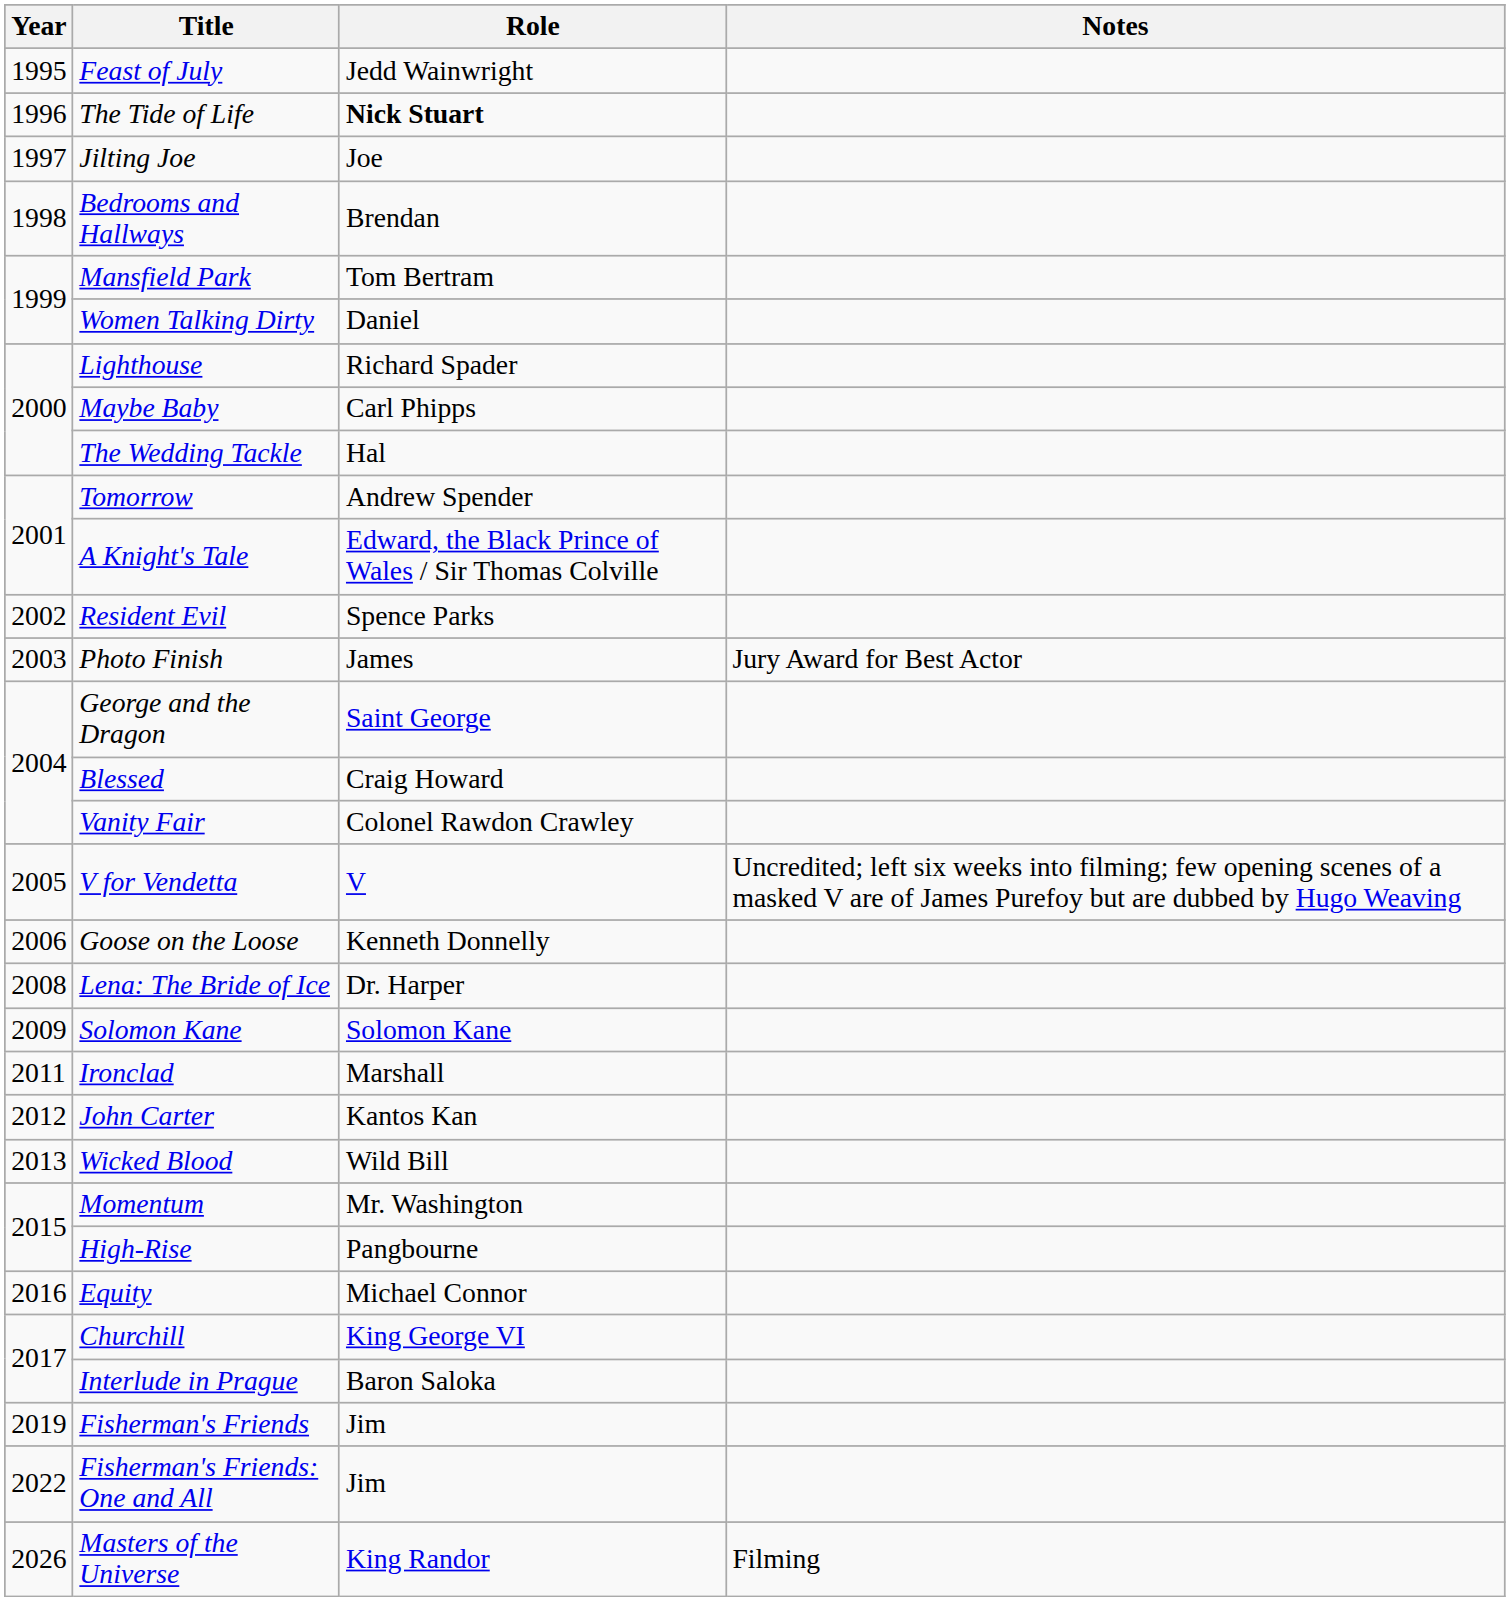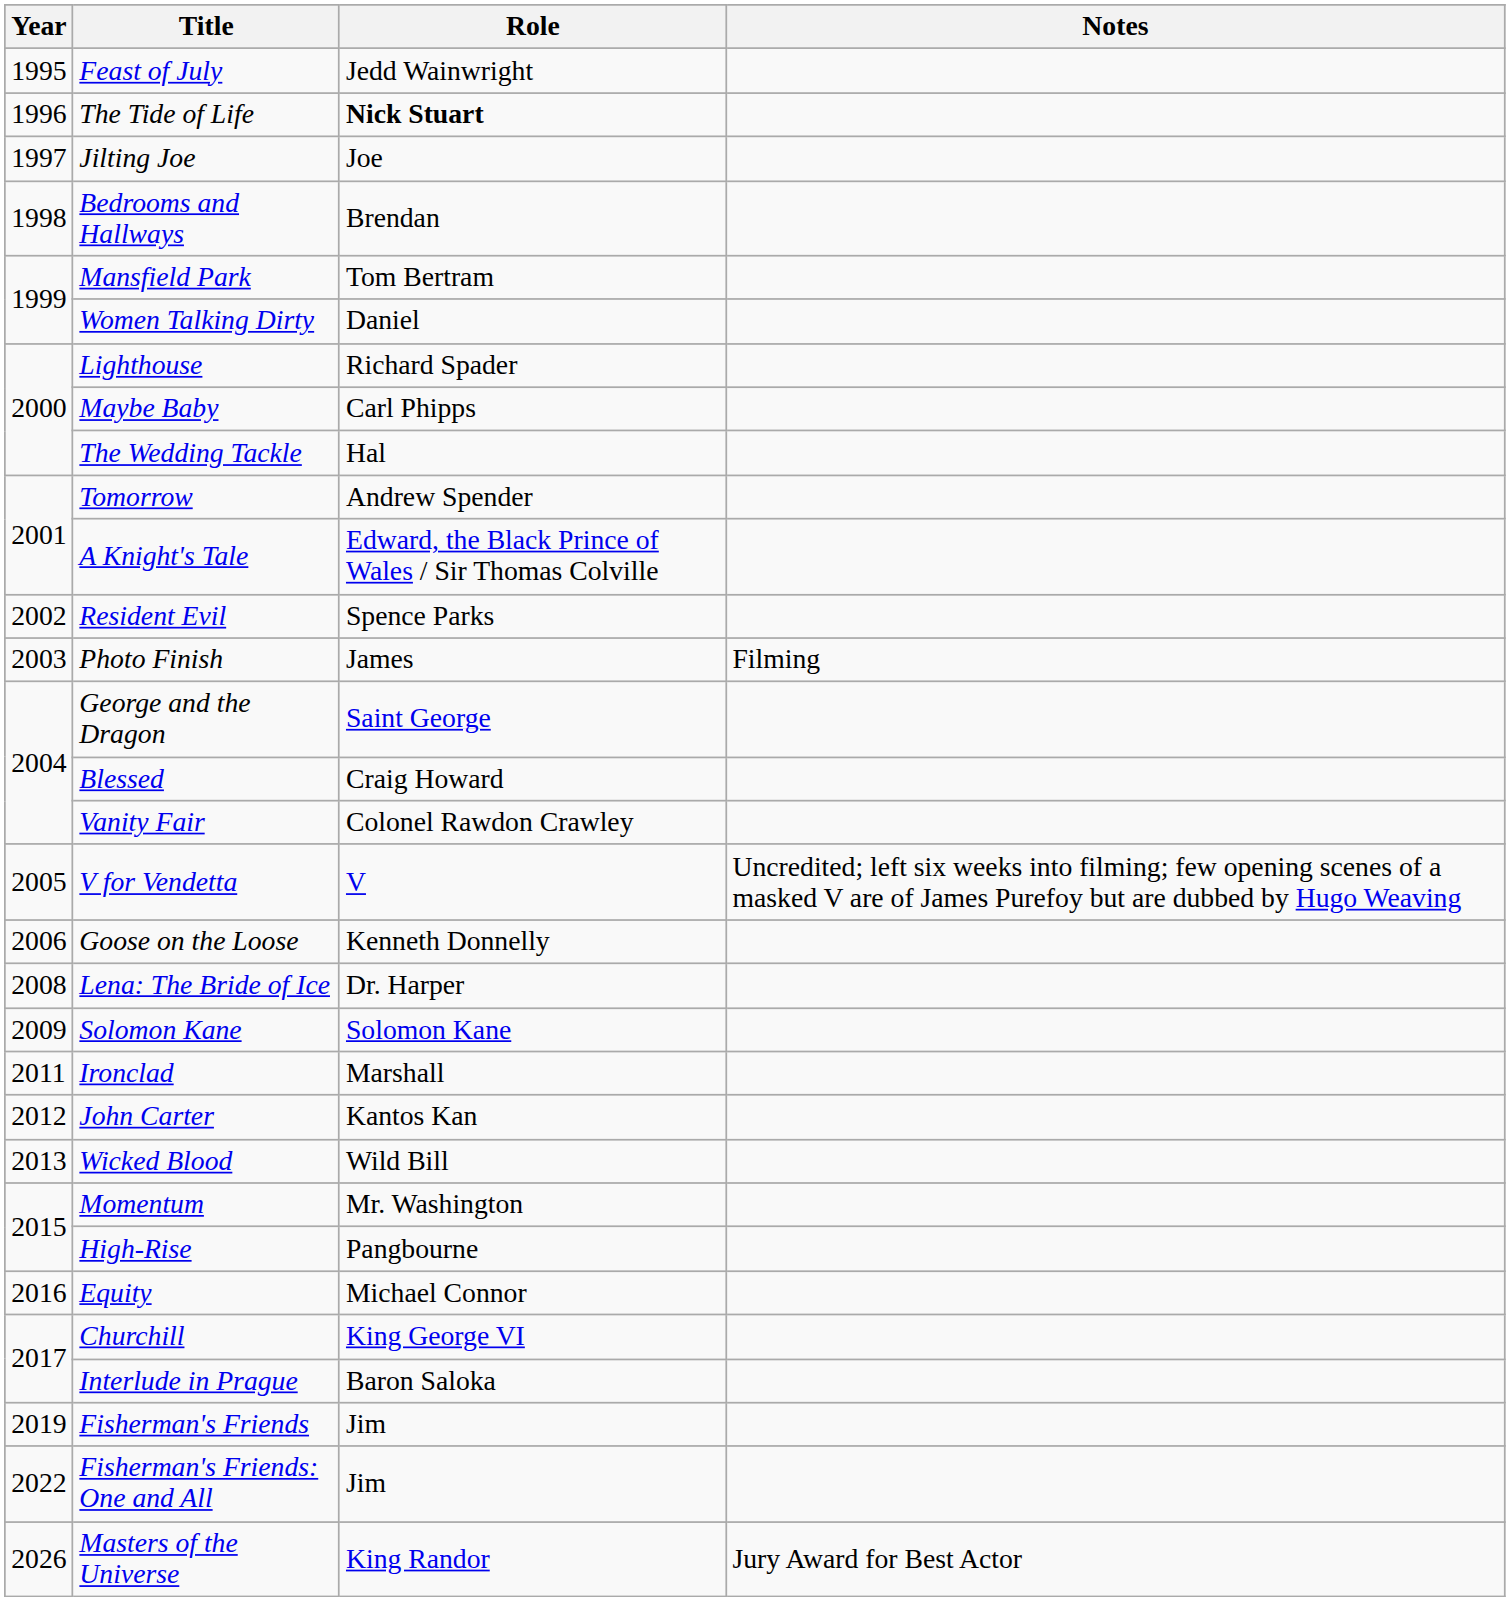(877, 659) Jury Award for Best Actor -> (776, 659) Filming
(776, 1558) Filming -> (877, 1558) Jury Award for Best Actor
